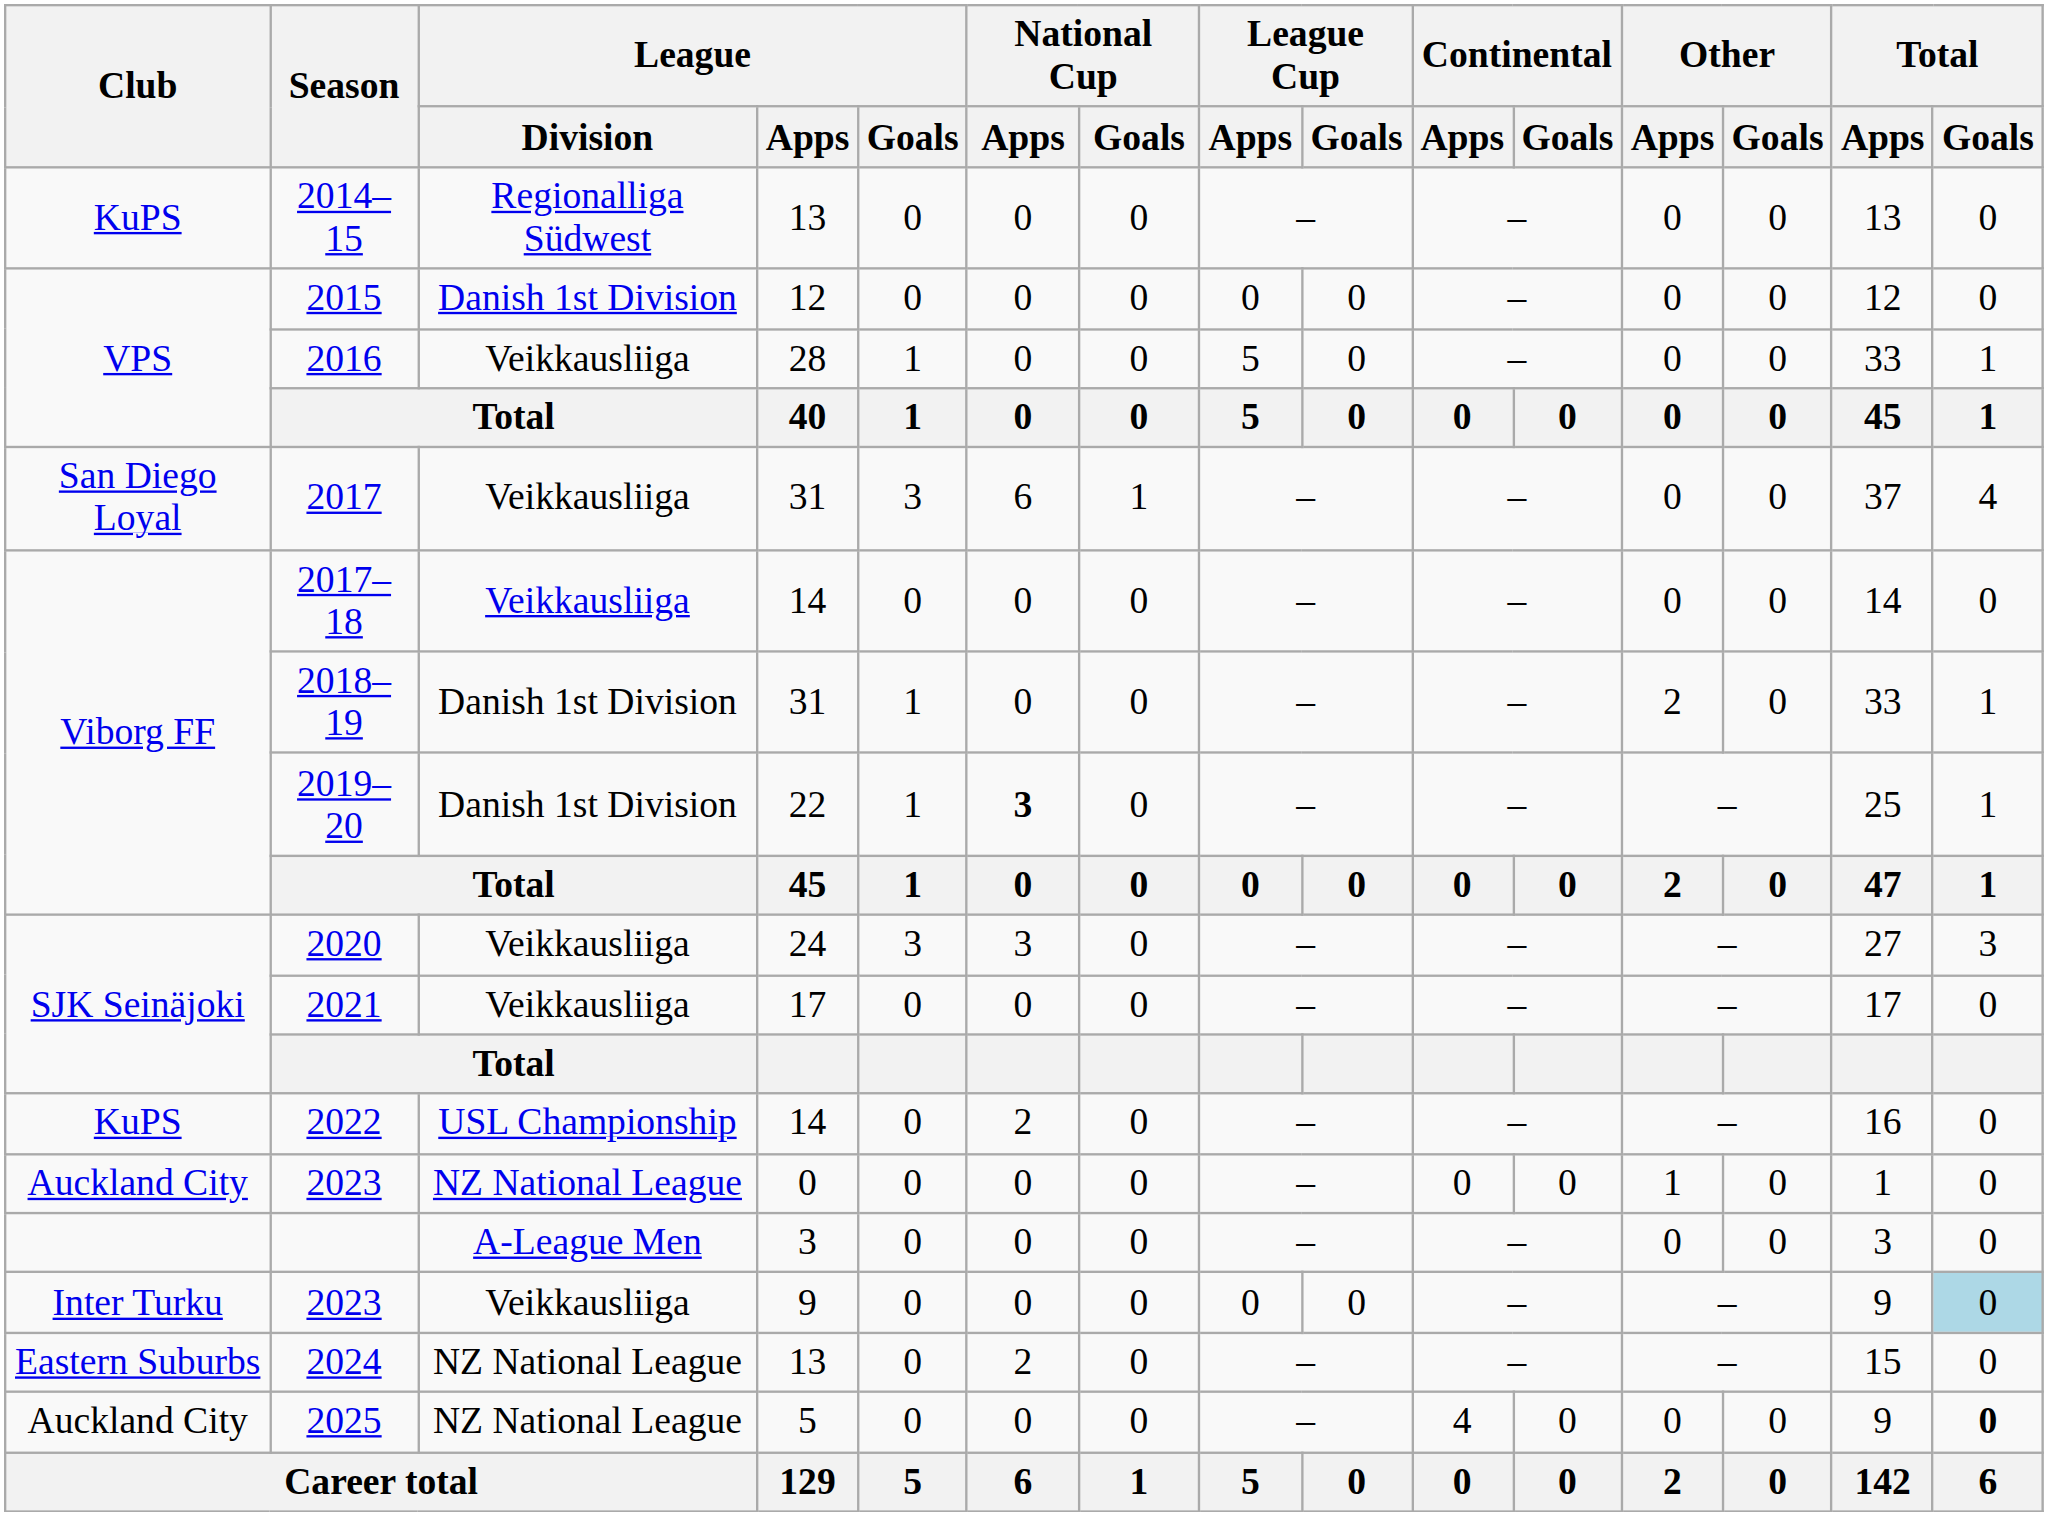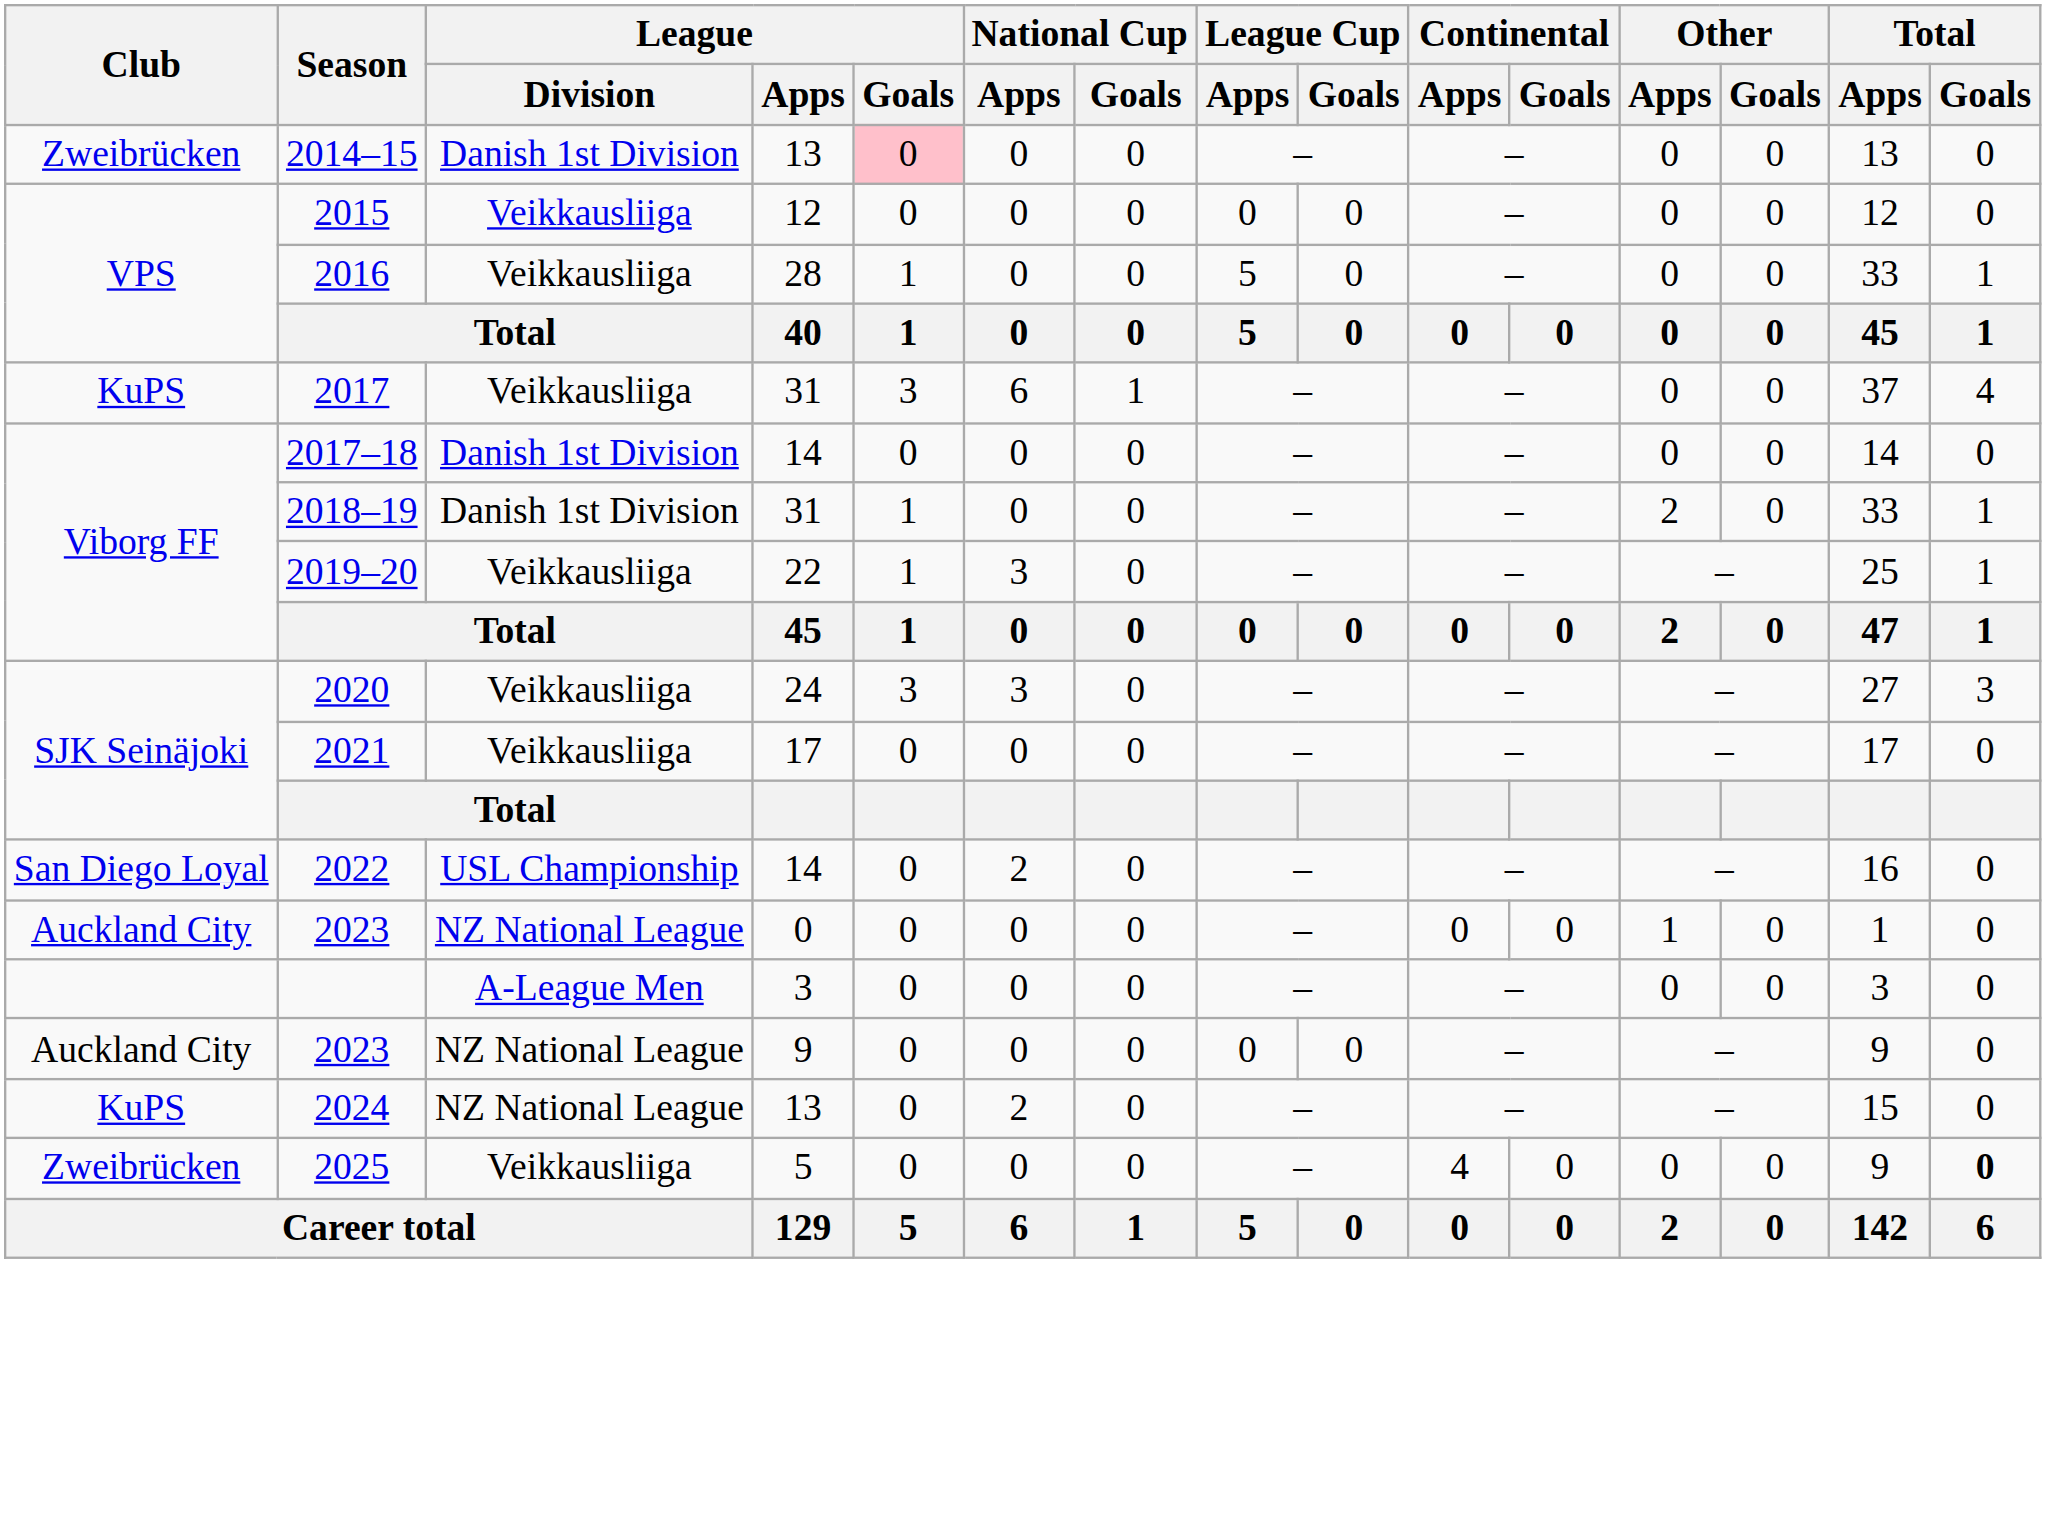(138, 217) KuPS -> (141, 153) Zweibrücken
(587, 217) Regionalliga Südwest -> (589, 153) Danish 1st Division
(913, 217) no background -> (908, 153) pink background
(587, 297) Danish 1st Division -> (589, 213) Veikkausliiga
(138, 497) San Diego Loyal -> (141, 392) KuPS
(587, 599) Veikkausliiga -> (589, 451) Danish 1st Division
(587, 803) Danish 1st Division -> (589, 570) Veikkausliiga
(1023, 803) bold -> (1019, 570) normal
(138, 1122) KuPS -> (141, 869) San Diego Loyal
(138, 1301) Inter Turku -> (141, 1048) Auckland City
(587, 1301) Veikkausliiga -> (589, 1048) NZ National League
(1988, 1301) lightblue background -> (1985, 1048) no background
(138, 1361) Eastern Suburbs -> (141, 1107) KuPS
(138, 1421) Auckland City -> (141, 1167) Zweibrücken
(587, 1421) NZ National League -> (589, 1167) Veikkausliiga
